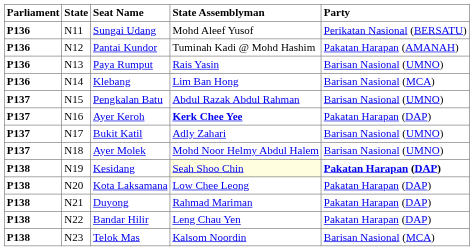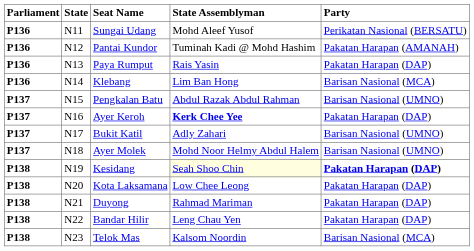(384, 64) Barisan Nasional (UMNO) -> (377, 64) Pakatan Harapan (DAP)
